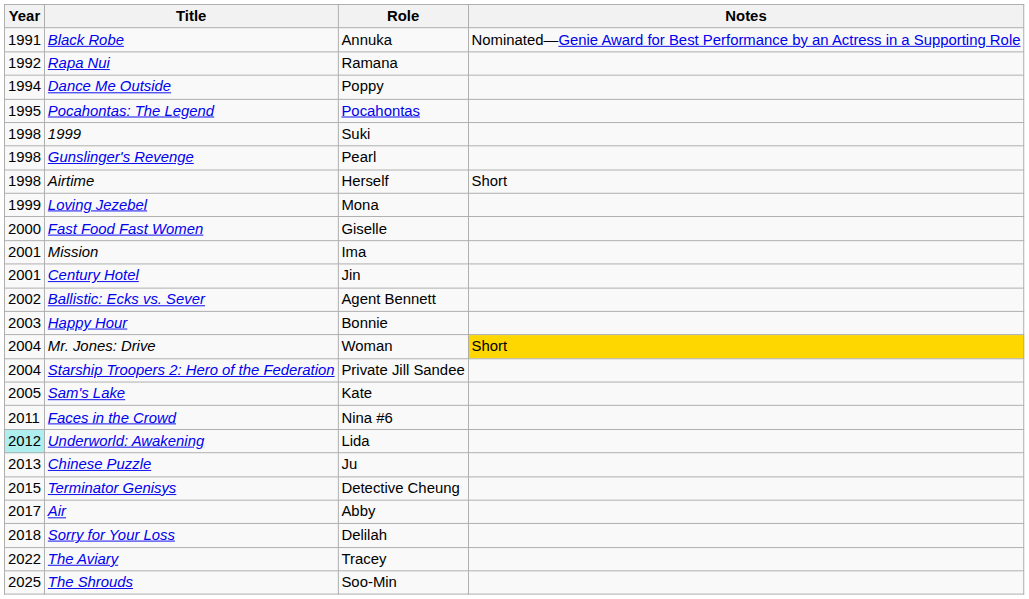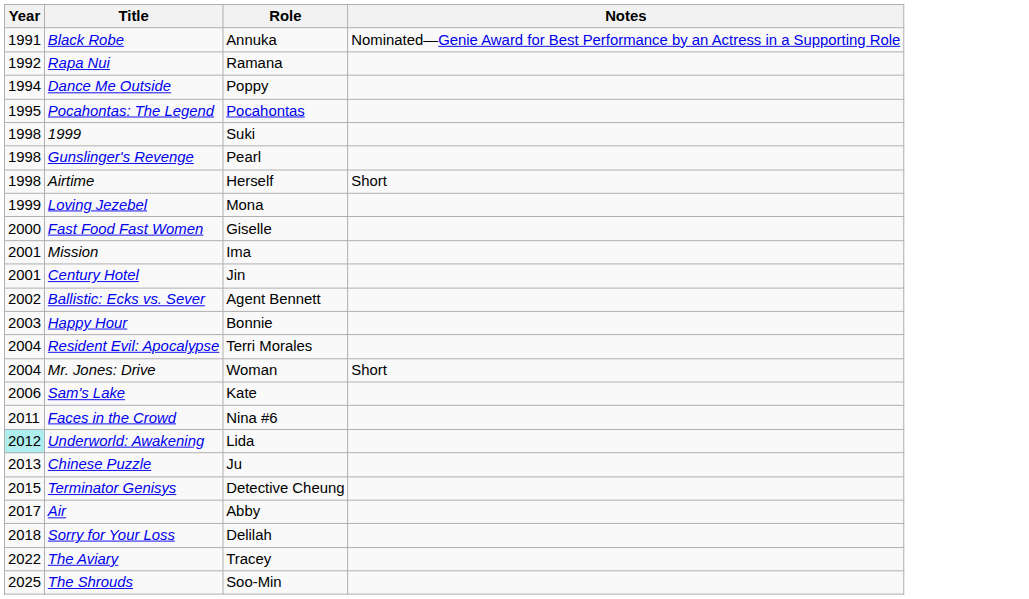+ row: (134, 346)
(489, 346) gold background -> (369, 370) no background
- row: (191, 370)
(24, 393) 2005 -> (24, 393) 2006
